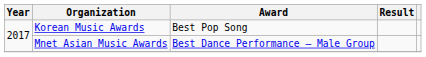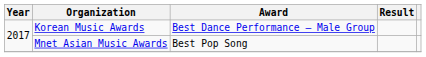(210, 28) Best Pop Song -> (274, 28) Best Dance Performance – Male Group
(274, 44) Best Dance Performance – Male Group -> (210, 44) Best Pop Song
